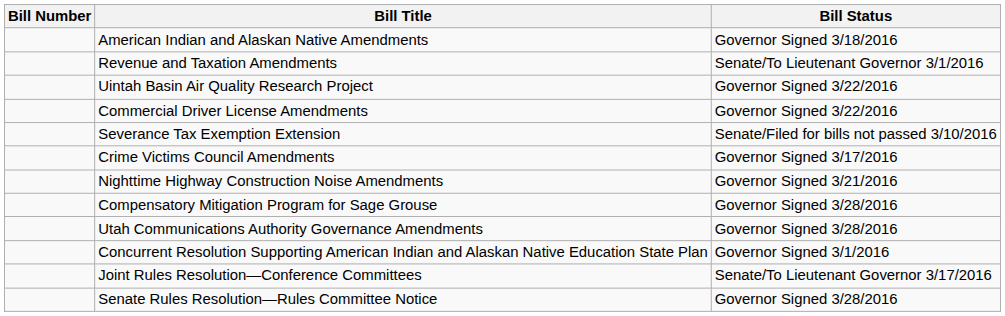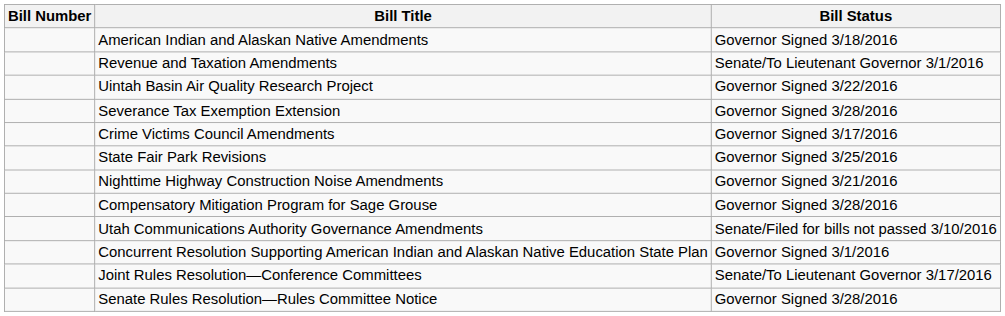- row: (233, 110)
(856, 134) Senate/Filed for bills not passed 3/10/2016 -> (806, 110) Governor Signed 3/28/2016
+ row: (182, 157)
(806, 228) Governor Signed 3/28/2016 -> (856, 228) Senate/Filed for bills not passed 3/10/2016
